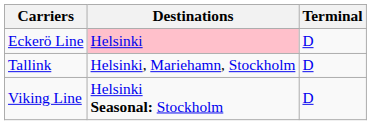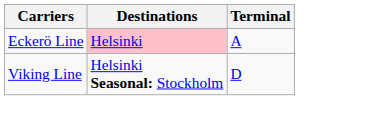(308, 41) D -> (236, 41) A
- row: (30, 65)
